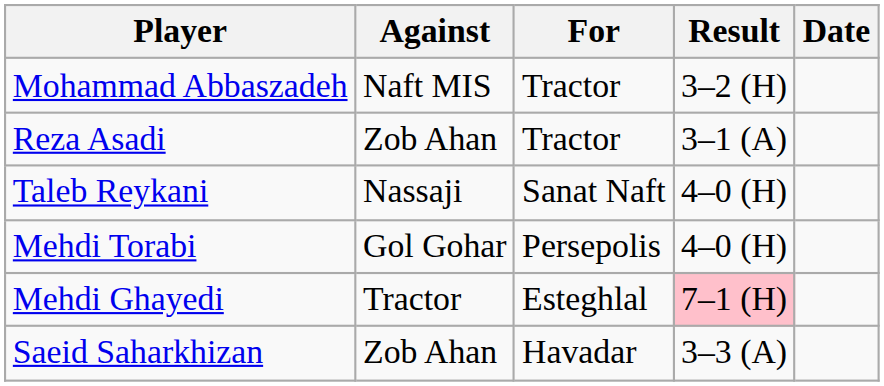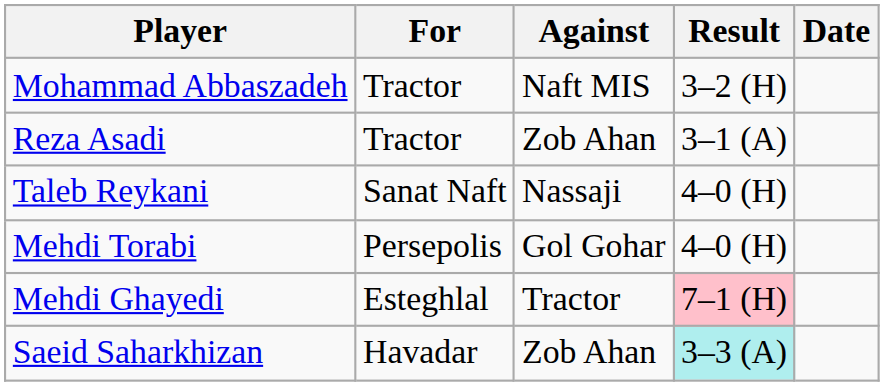columns swapped: (594, 31) <-> (435, 31)
(734, 352) no background -> (734, 352) paleturquoise background
